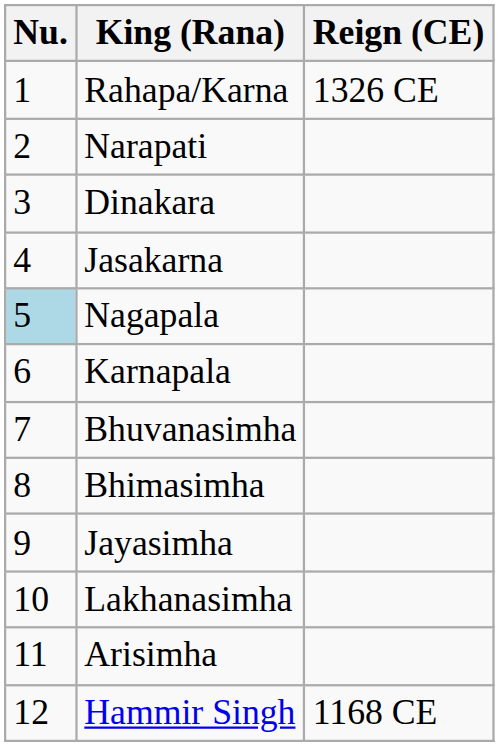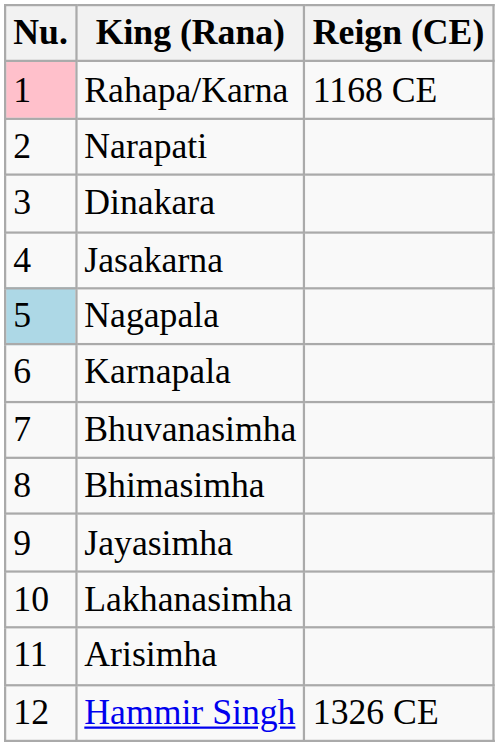(22, 89) no background -> (22, 89) pink background
(376, 89) 1326 CE -> (375, 89) 1168 CE
(375, 711) 1168 CE -> (376, 711) 1326 CE
